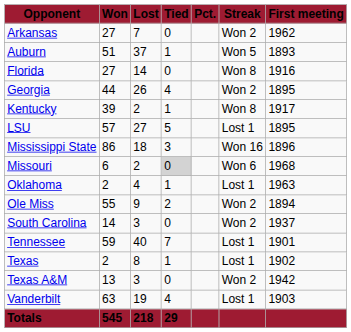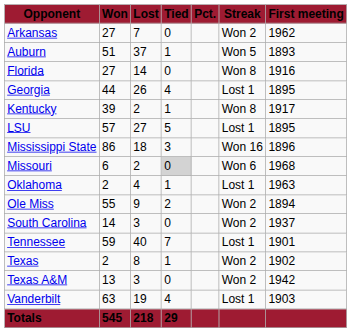(239, 90) Won 2 -> (238, 90) Lost 1
(238, 261) Lost 1 -> (239, 261) Won 2
